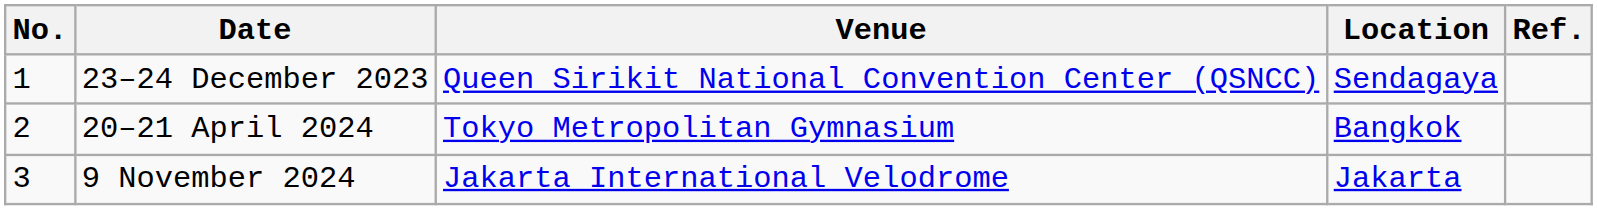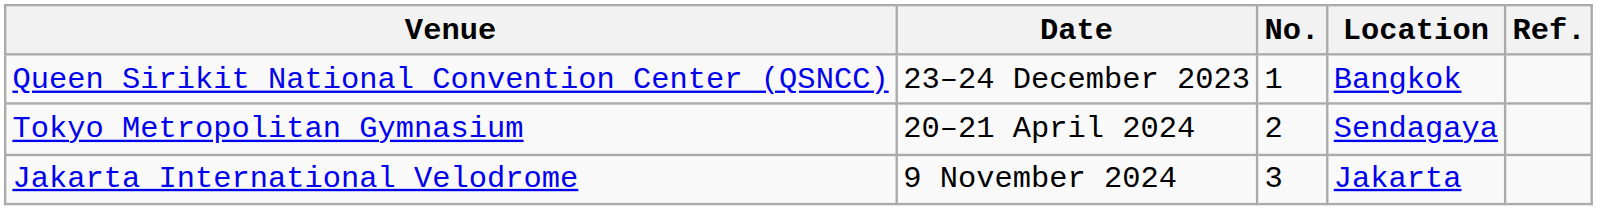columns swapped: (40, 30) <-> (881, 30)
(1416, 80) Sendagaya -> (1398, 80) Bangkok
(1398, 129) Bangkok -> (1416, 129) Sendagaya
